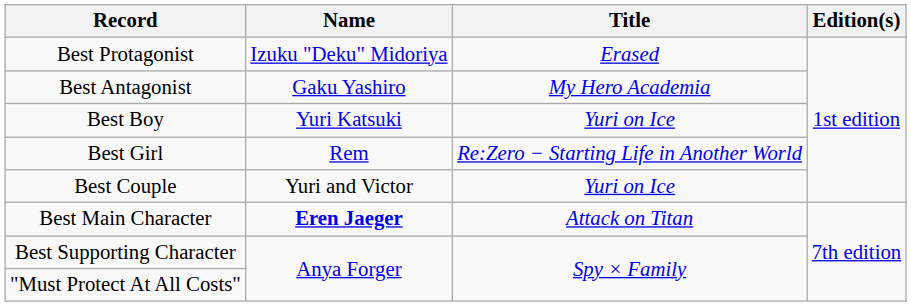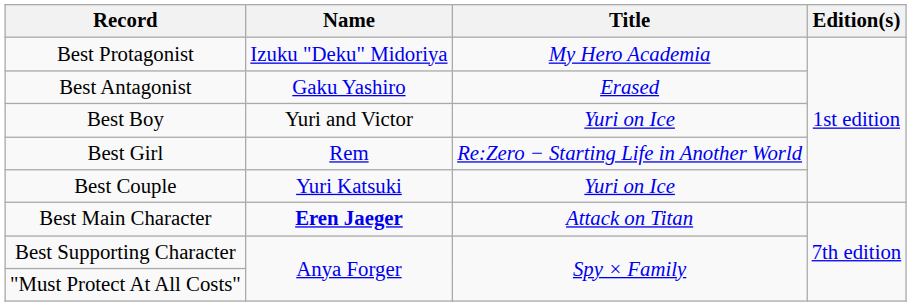(630, 53) Erased -> (630, 53) My Hero Academia
(630, 86) My Hero Academia -> (630, 86) Erased
(349, 119) Yuri Katsuki -> (349, 119) Yuri and Victor
(349, 185) Yuri and Victor -> (349, 185) Yuri Katsuki
